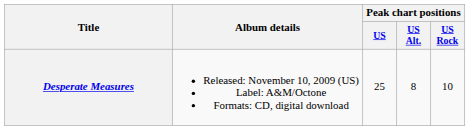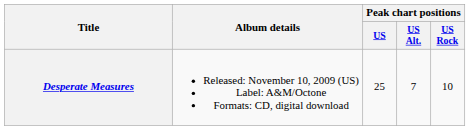(413, 87) 8 -> (413, 87) 7
